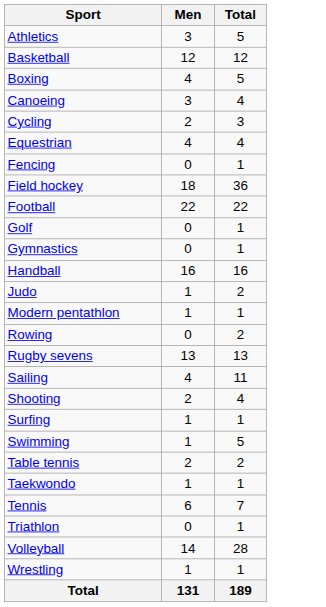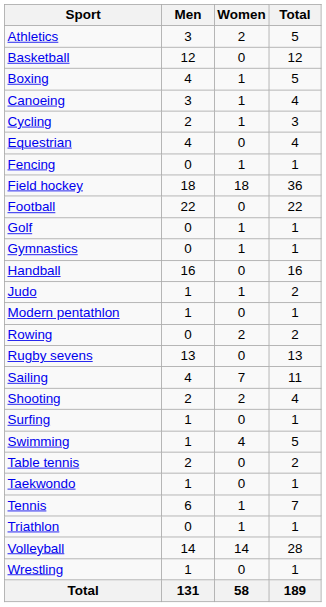+ column: (241, 15)
